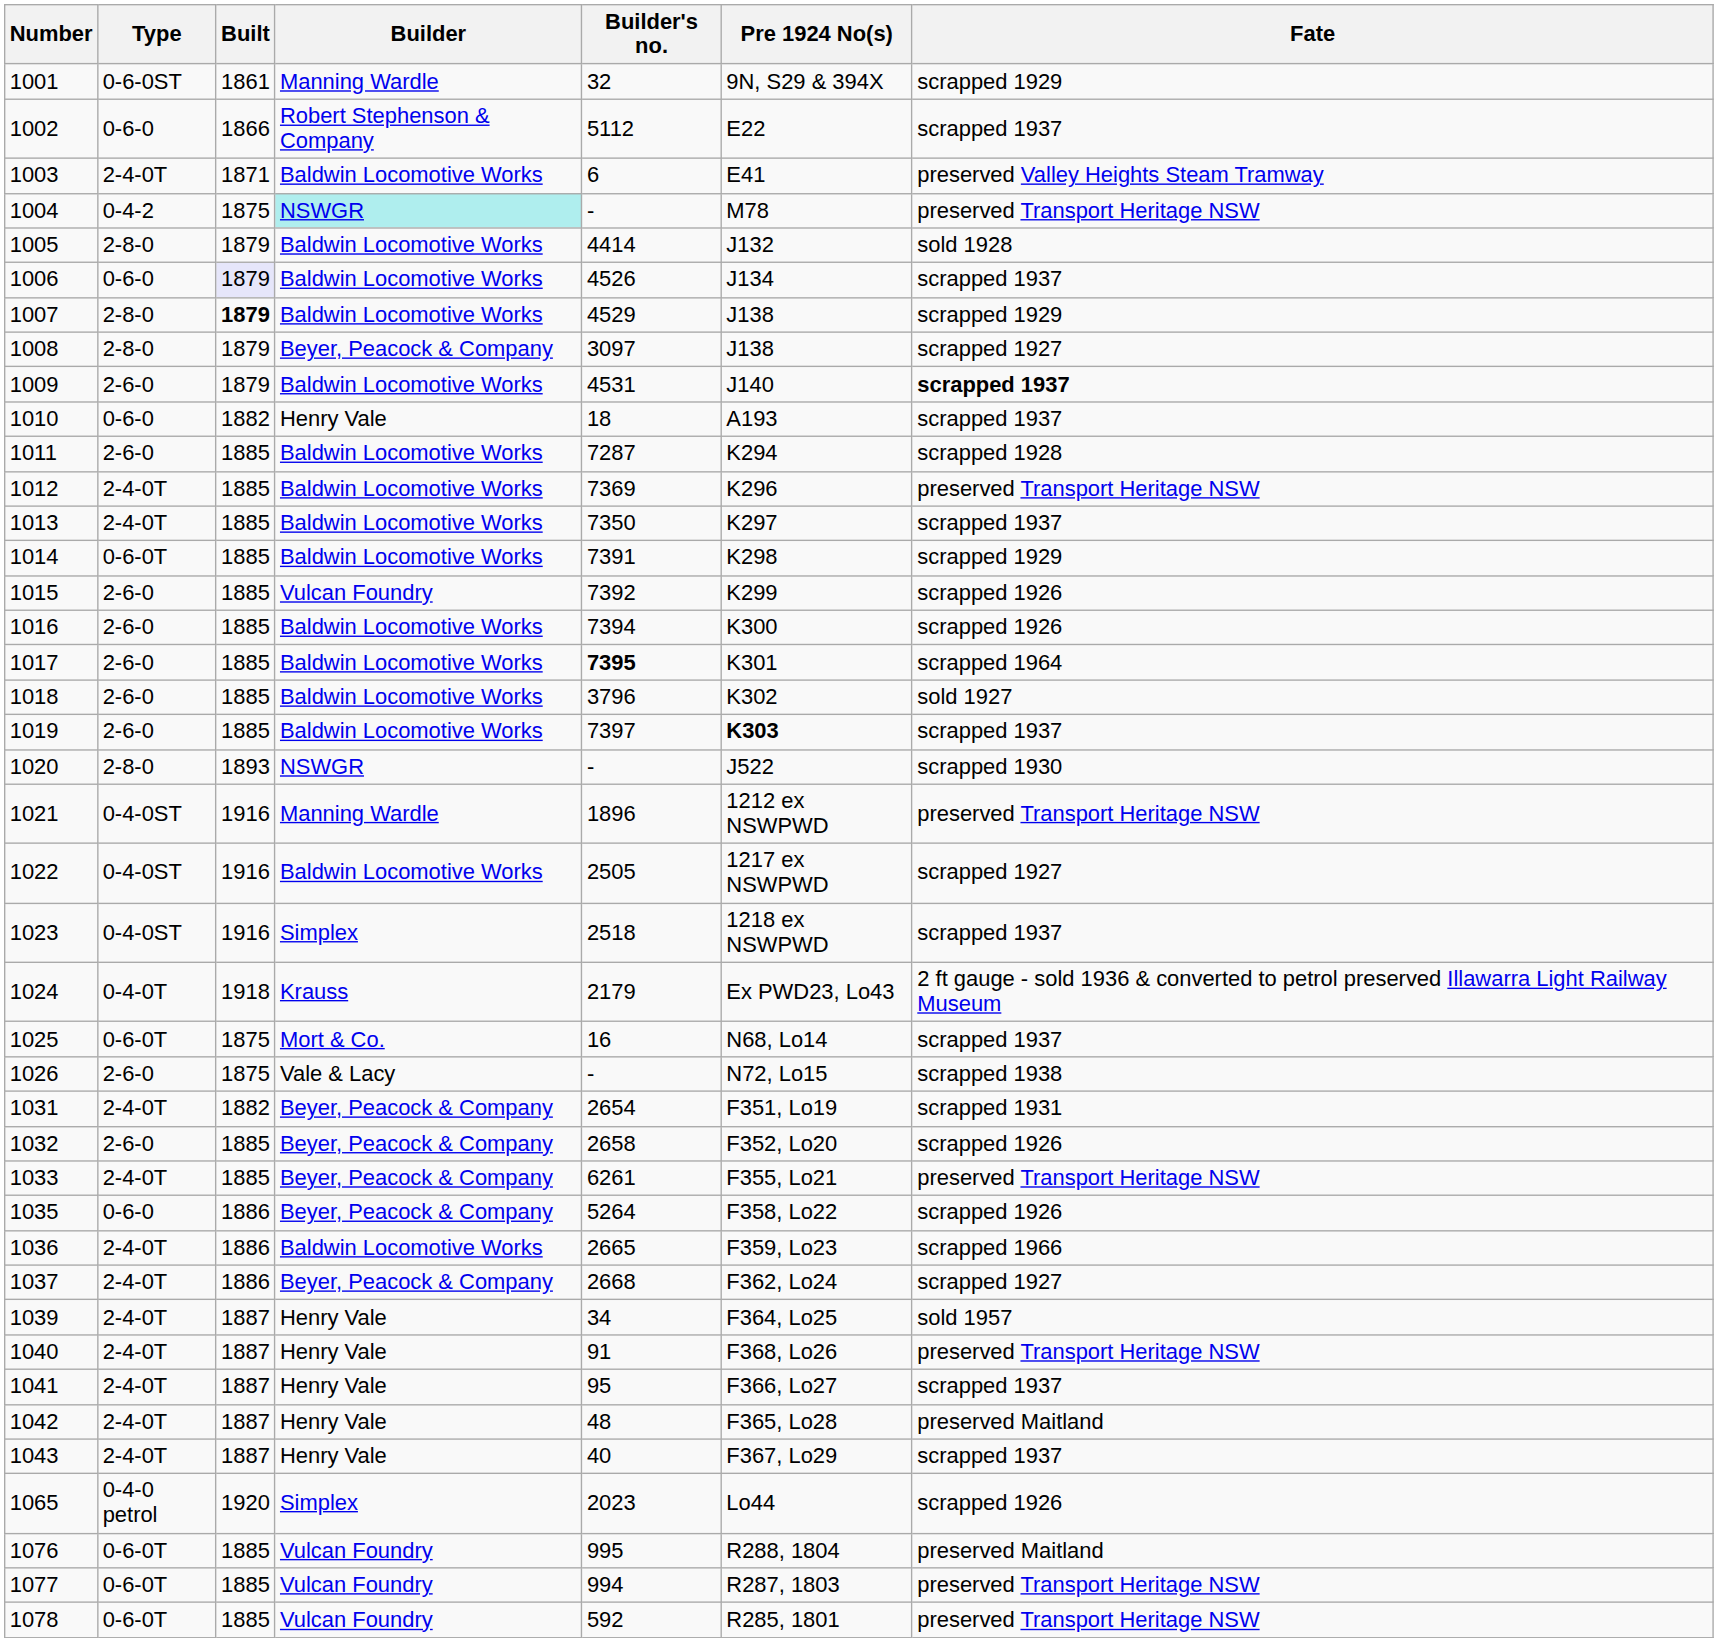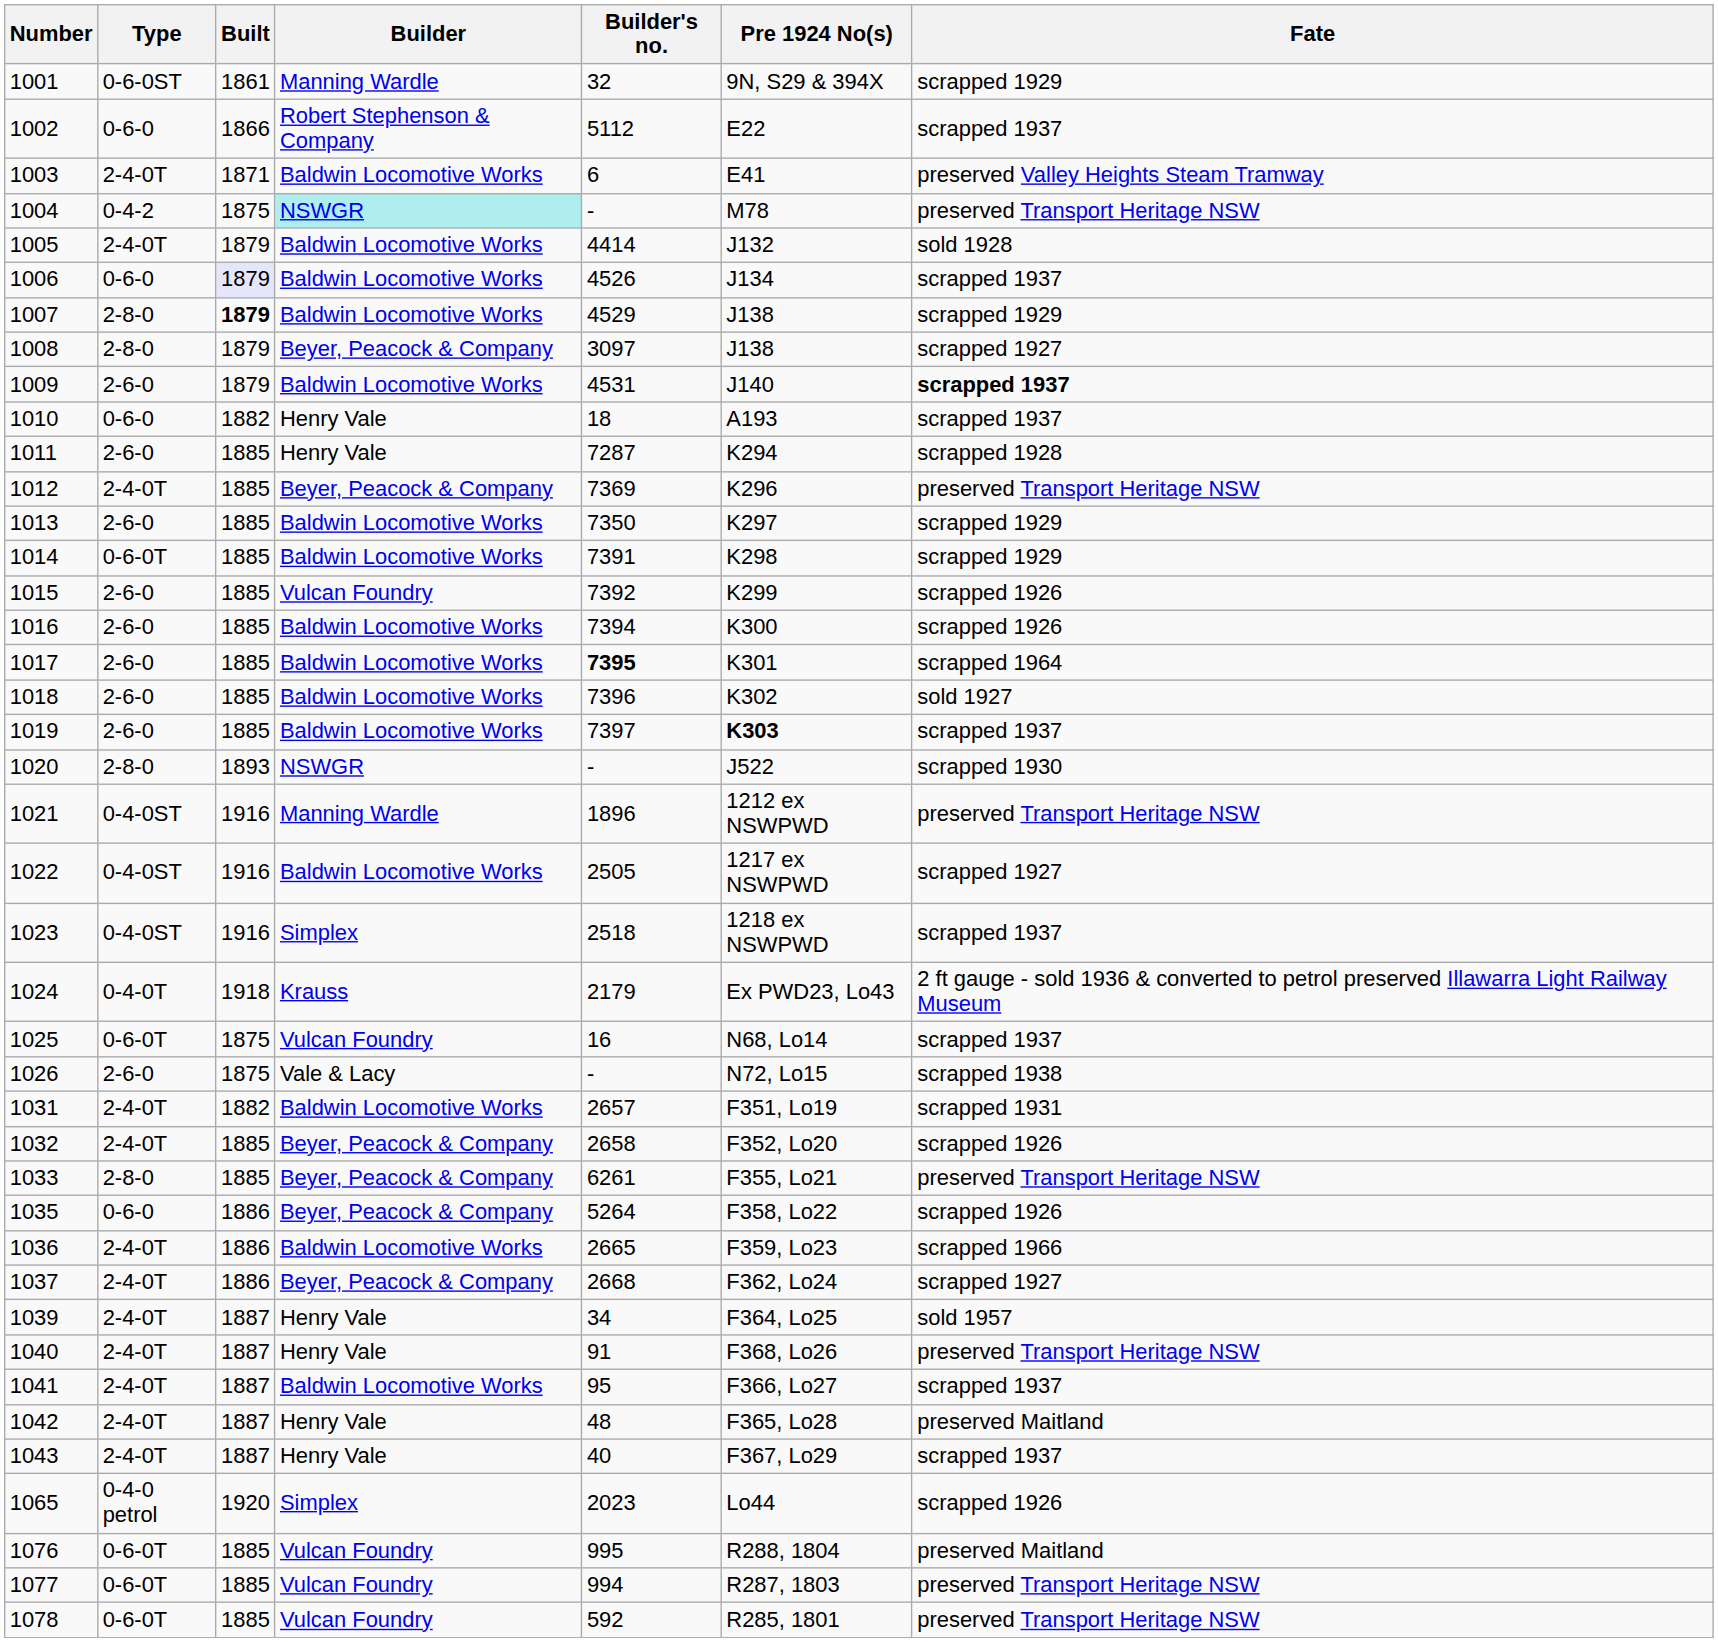(128, 245) 2-8-0 -> (135, 245) 2-4-0T
(411, 453) Baldwin Locomotive Works -> (333, 453) Henry Vale
(411, 488) Baldwin Locomotive Works -> (416, 488) Beyer, Peacock & Company
(135, 523) 2-4-0T -> (128, 523) 2-6-0
(990, 523) scrapped 1937 -> (990, 523) scrapped 1929
(611, 696) 3796 -> (611, 696) 7396
(332, 1038) Mort & Co. -> (356, 1038) Vulcan Foundry
(416, 1108) Beyer, Peacock & Company -> (411, 1108) Baldwin Locomotive Works
(611, 1108) 2654 -> (611, 1108) 2657
(128, 1143) 2-6-0 -> (135, 1143) 2-4-0T
(135, 1177) 2-4-0T -> (128, 1177) 2-8-0
(333, 1386) Henry Vale -> (411, 1386) Baldwin Locomotive Works
